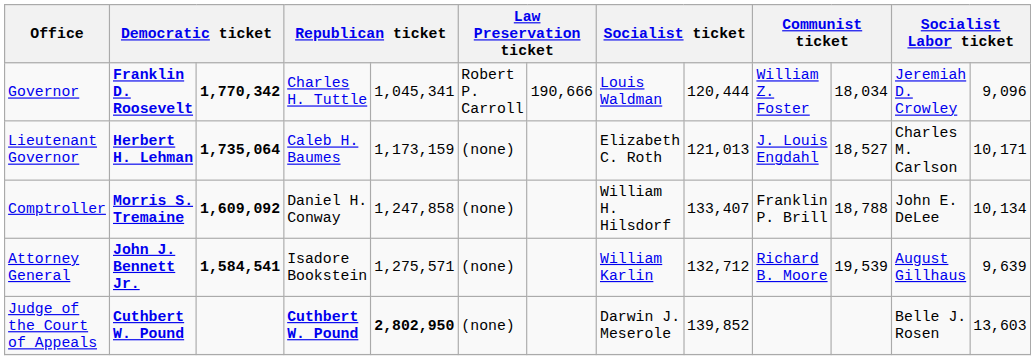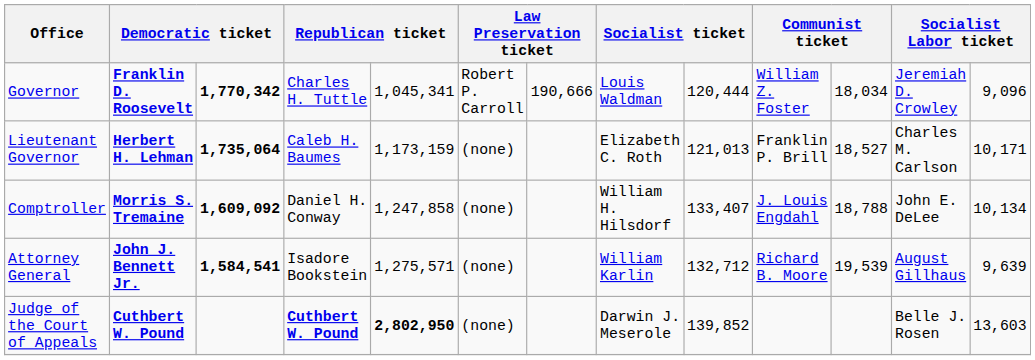(792, 150) J. Louis Engdahl -> (792, 150) Franklin P. Brill
(792, 209) Franklin P. Brill -> (792, 209) J. Louis Engdahl
